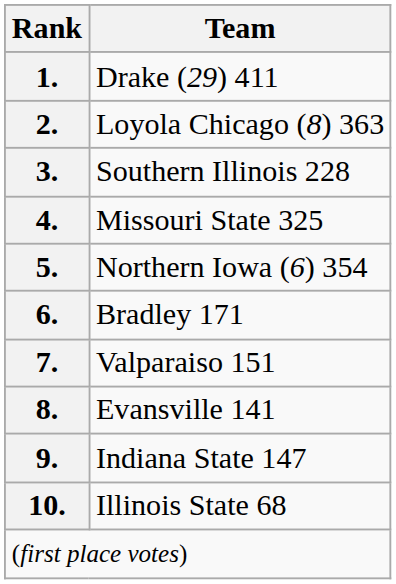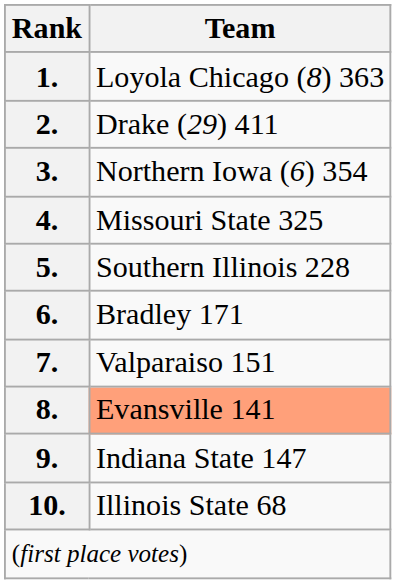(187, 76) Drake (29) 411 -> (240, 76) Loyola Chicago (8) 363
(240, 123) Loyola Chicago (8) 363 -> (187, 123) Drake (29) 411
(223, 171) Southern Illinois 228 -> (232, 171) Northern Iowa (6) 354
(232, 266) Northern Iowa (6) 354 -> (223, 266) Southern Illinois 228
(186, 409) no background -> (186, 409) lightsalmon background
